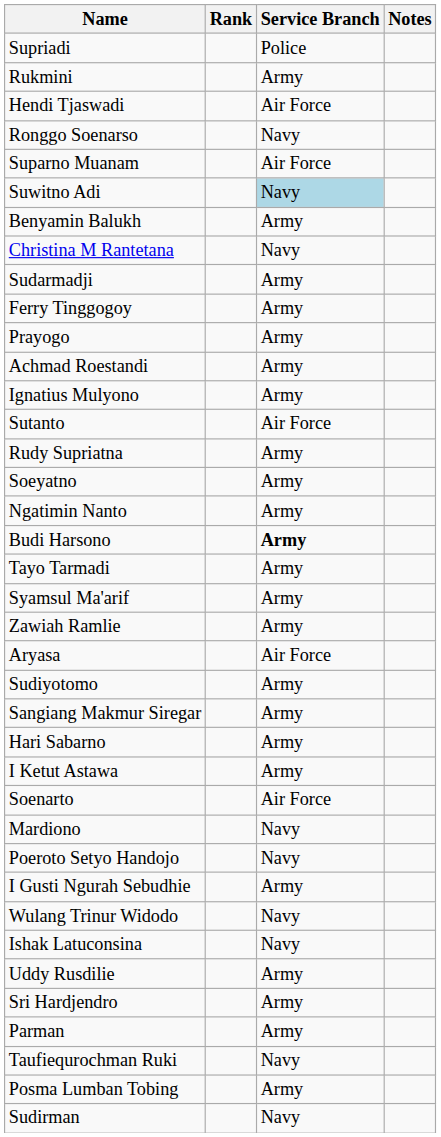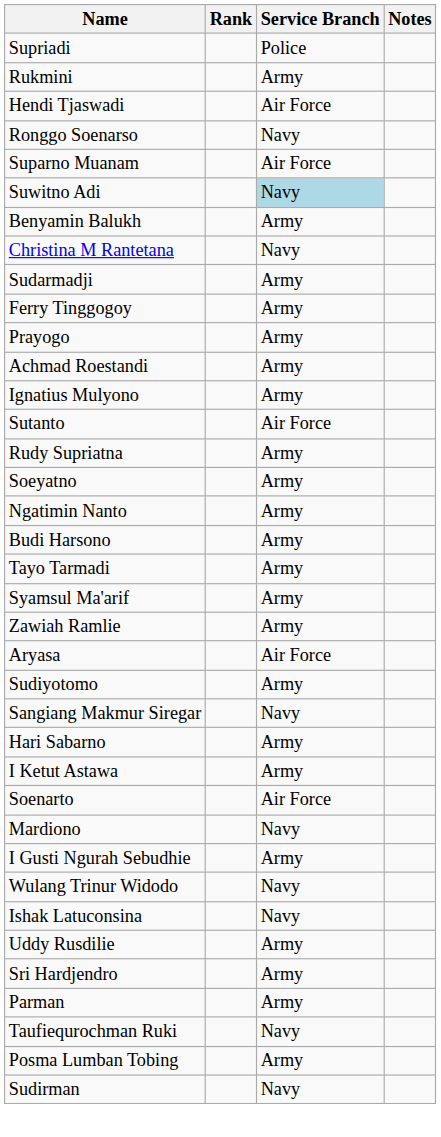(283, 539) bold -> (282, 539) normal
(282, 713) Army -> (280, 713) Navy
- row: (94, 857)
